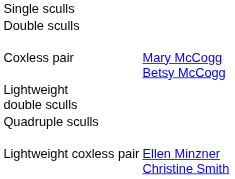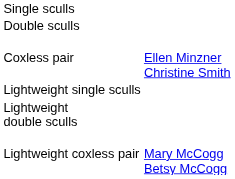(184, 65) Mary McCogg Betsy McCogg -> (187, 65) Ellen Minzner Christine Smith
+ row: (72, 90)
- row: (51, 122)
(186, 161) Ellen Minzner Christine Smith -> (186, 161) Mary McCogg Betsy McCogg
